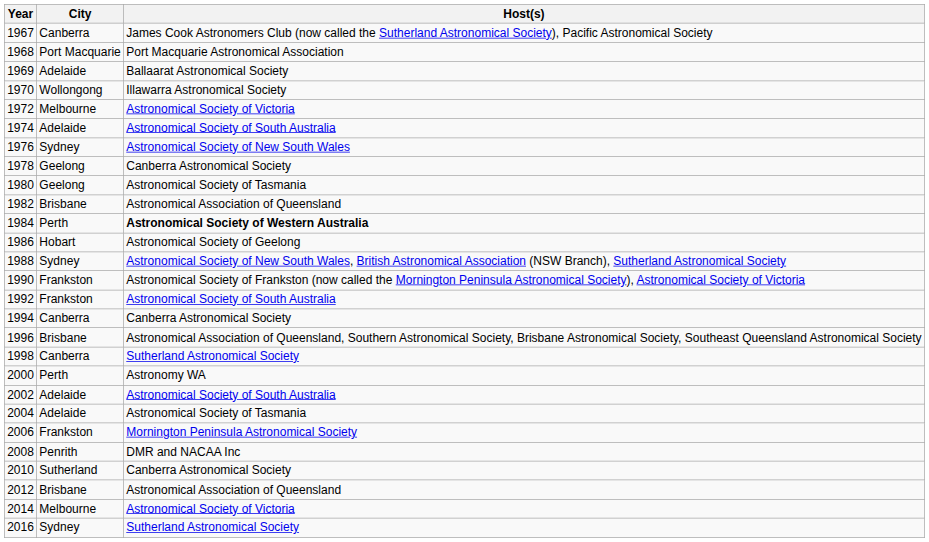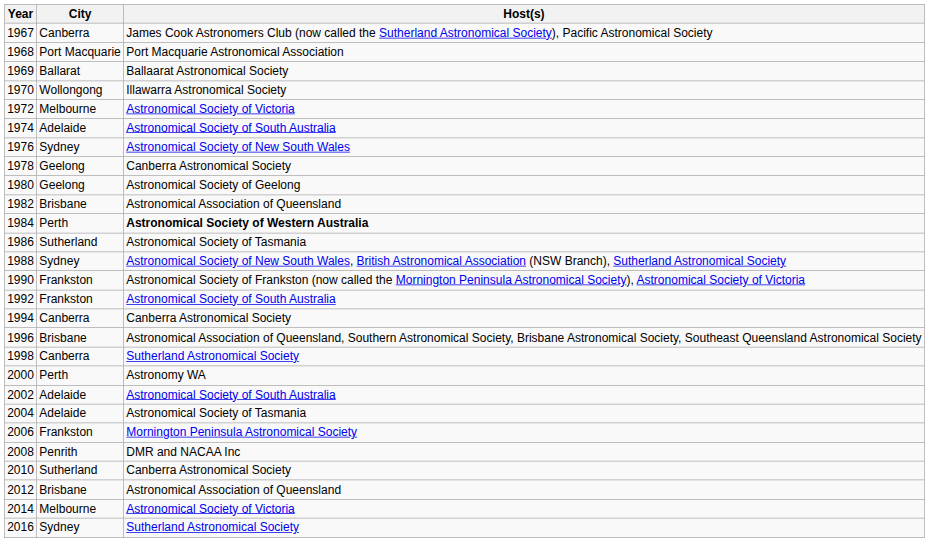(63, 71) Adelaide -> (60, 71) Ballarat
(216, 185) Astronomical Society of Tasmania -> (213, 185) Astronomical Society of Geelong
(57, 242) Hobart -> (68, 242) Sutherland
(213, 242) Astronomical Society of Geelong -> (216, 242) Astronomical Society of Tasmania
